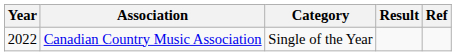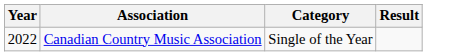- column: (437, 16)
